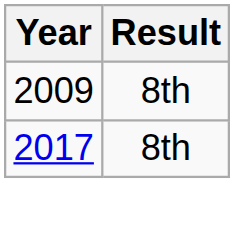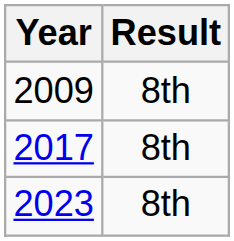+ row: (54, 205)
